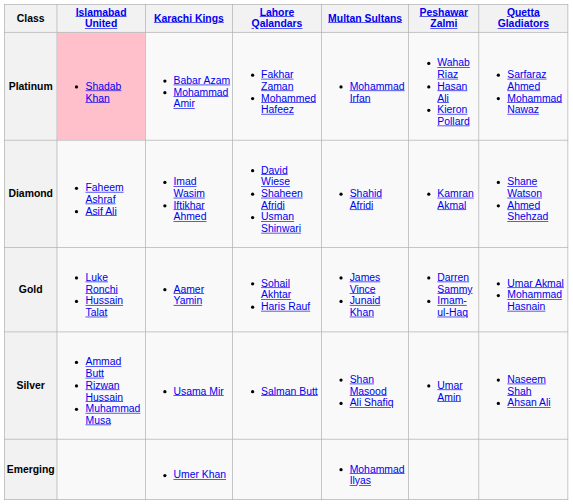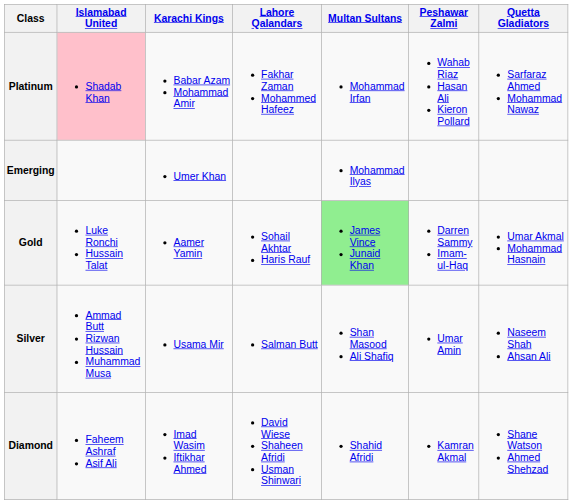rows swapped: (31, 193) <-> (31, 469)
(365, 295) no background -> (365, 249) lightgreen background
